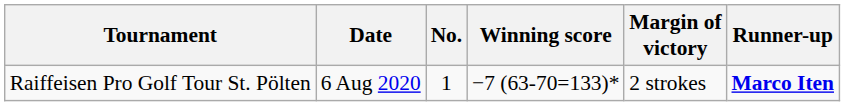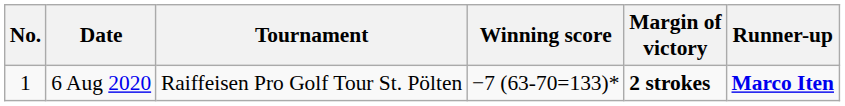columns swapped: (446, 35) <-> (160, 35)
(668, 83) normal -> (670, 83) bold
